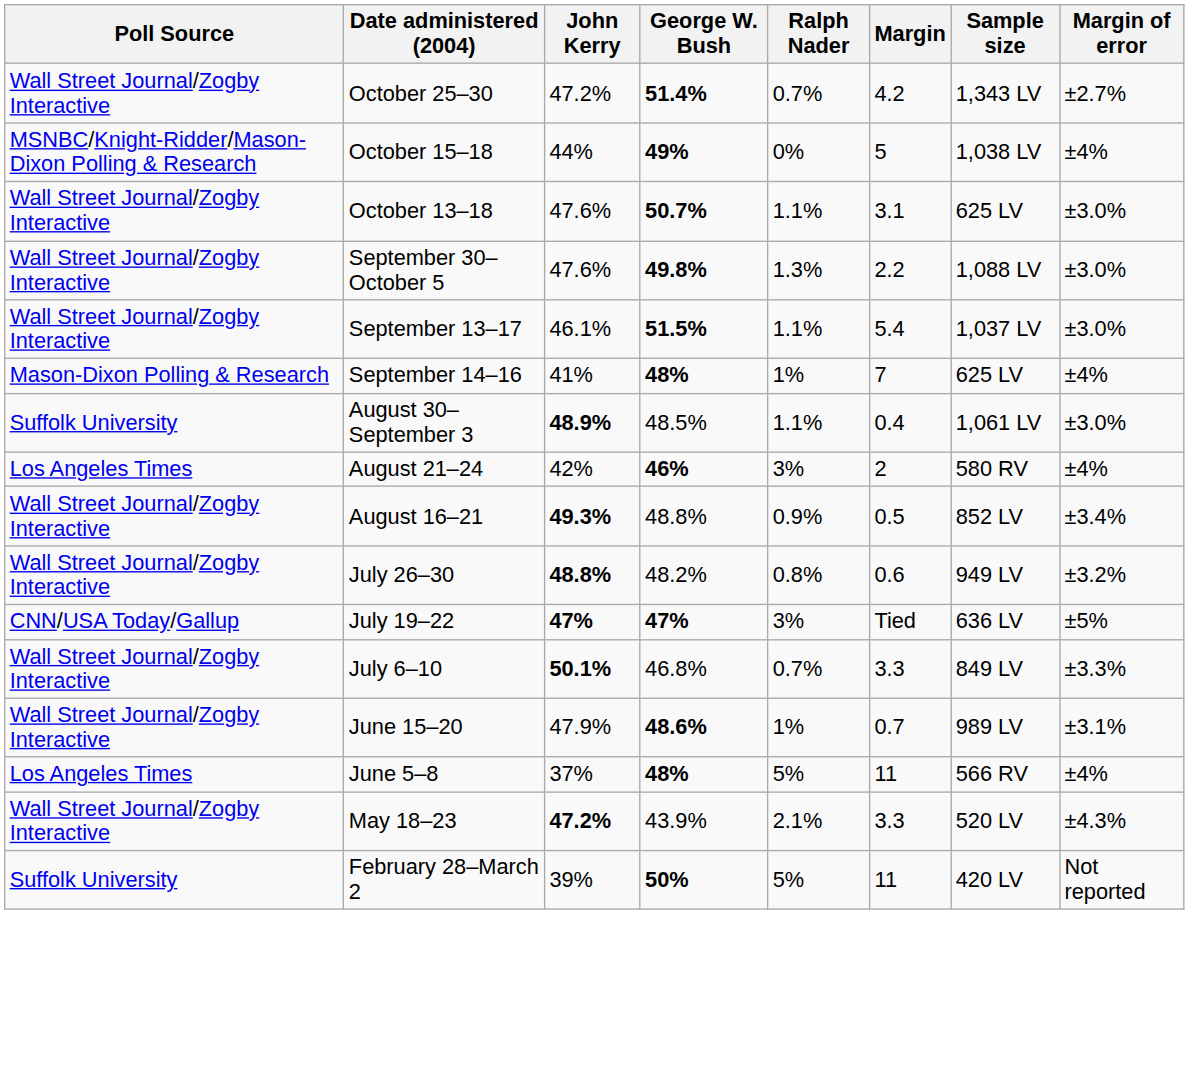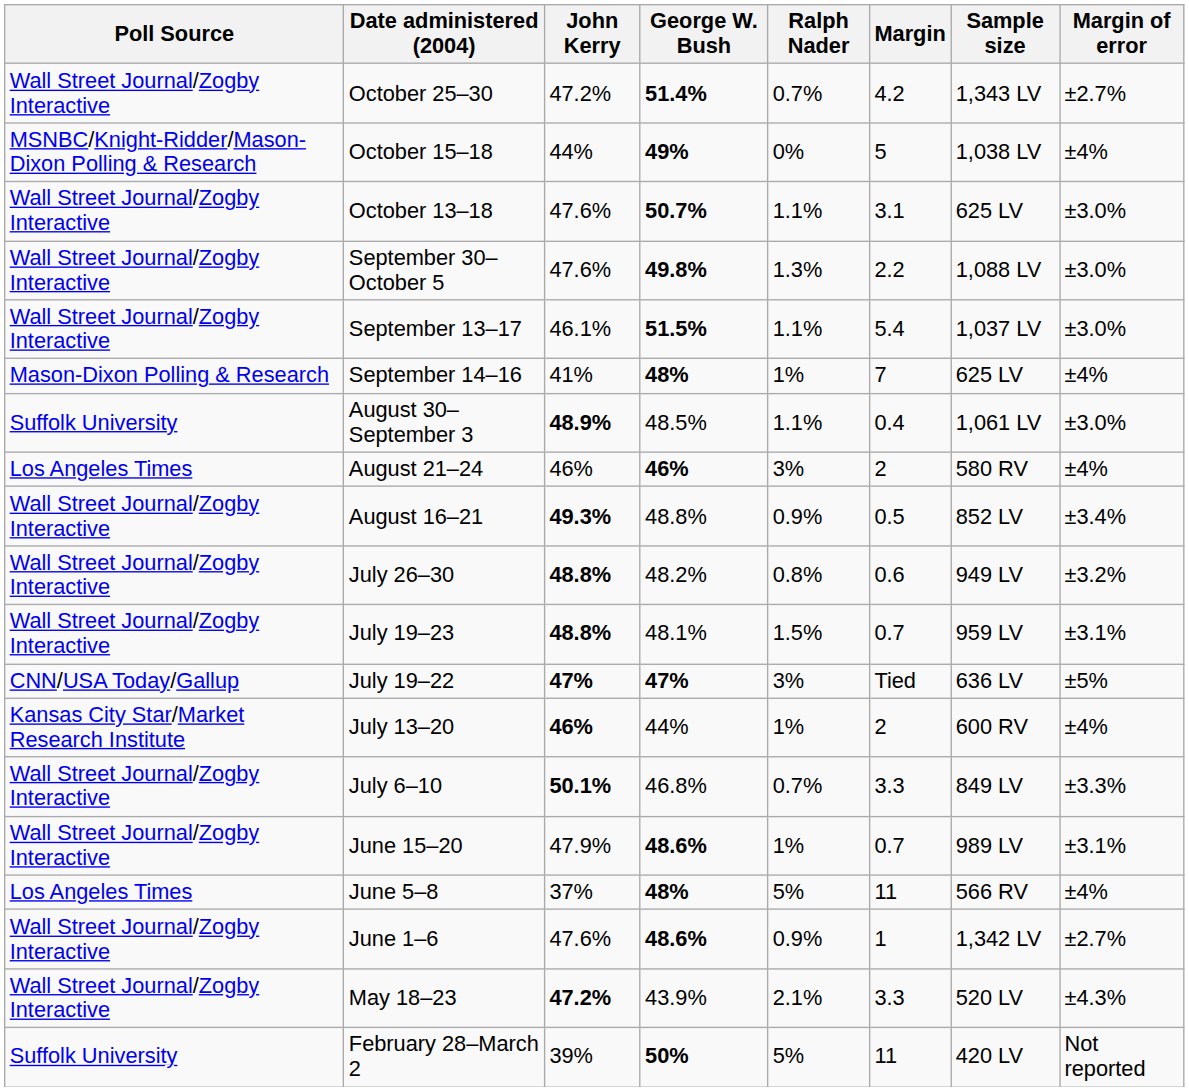(571, 469) 42% -> (571, 469) 46%
+ row: (401, 633)
+ row: (401, 727)
+ row: (394, 938)
